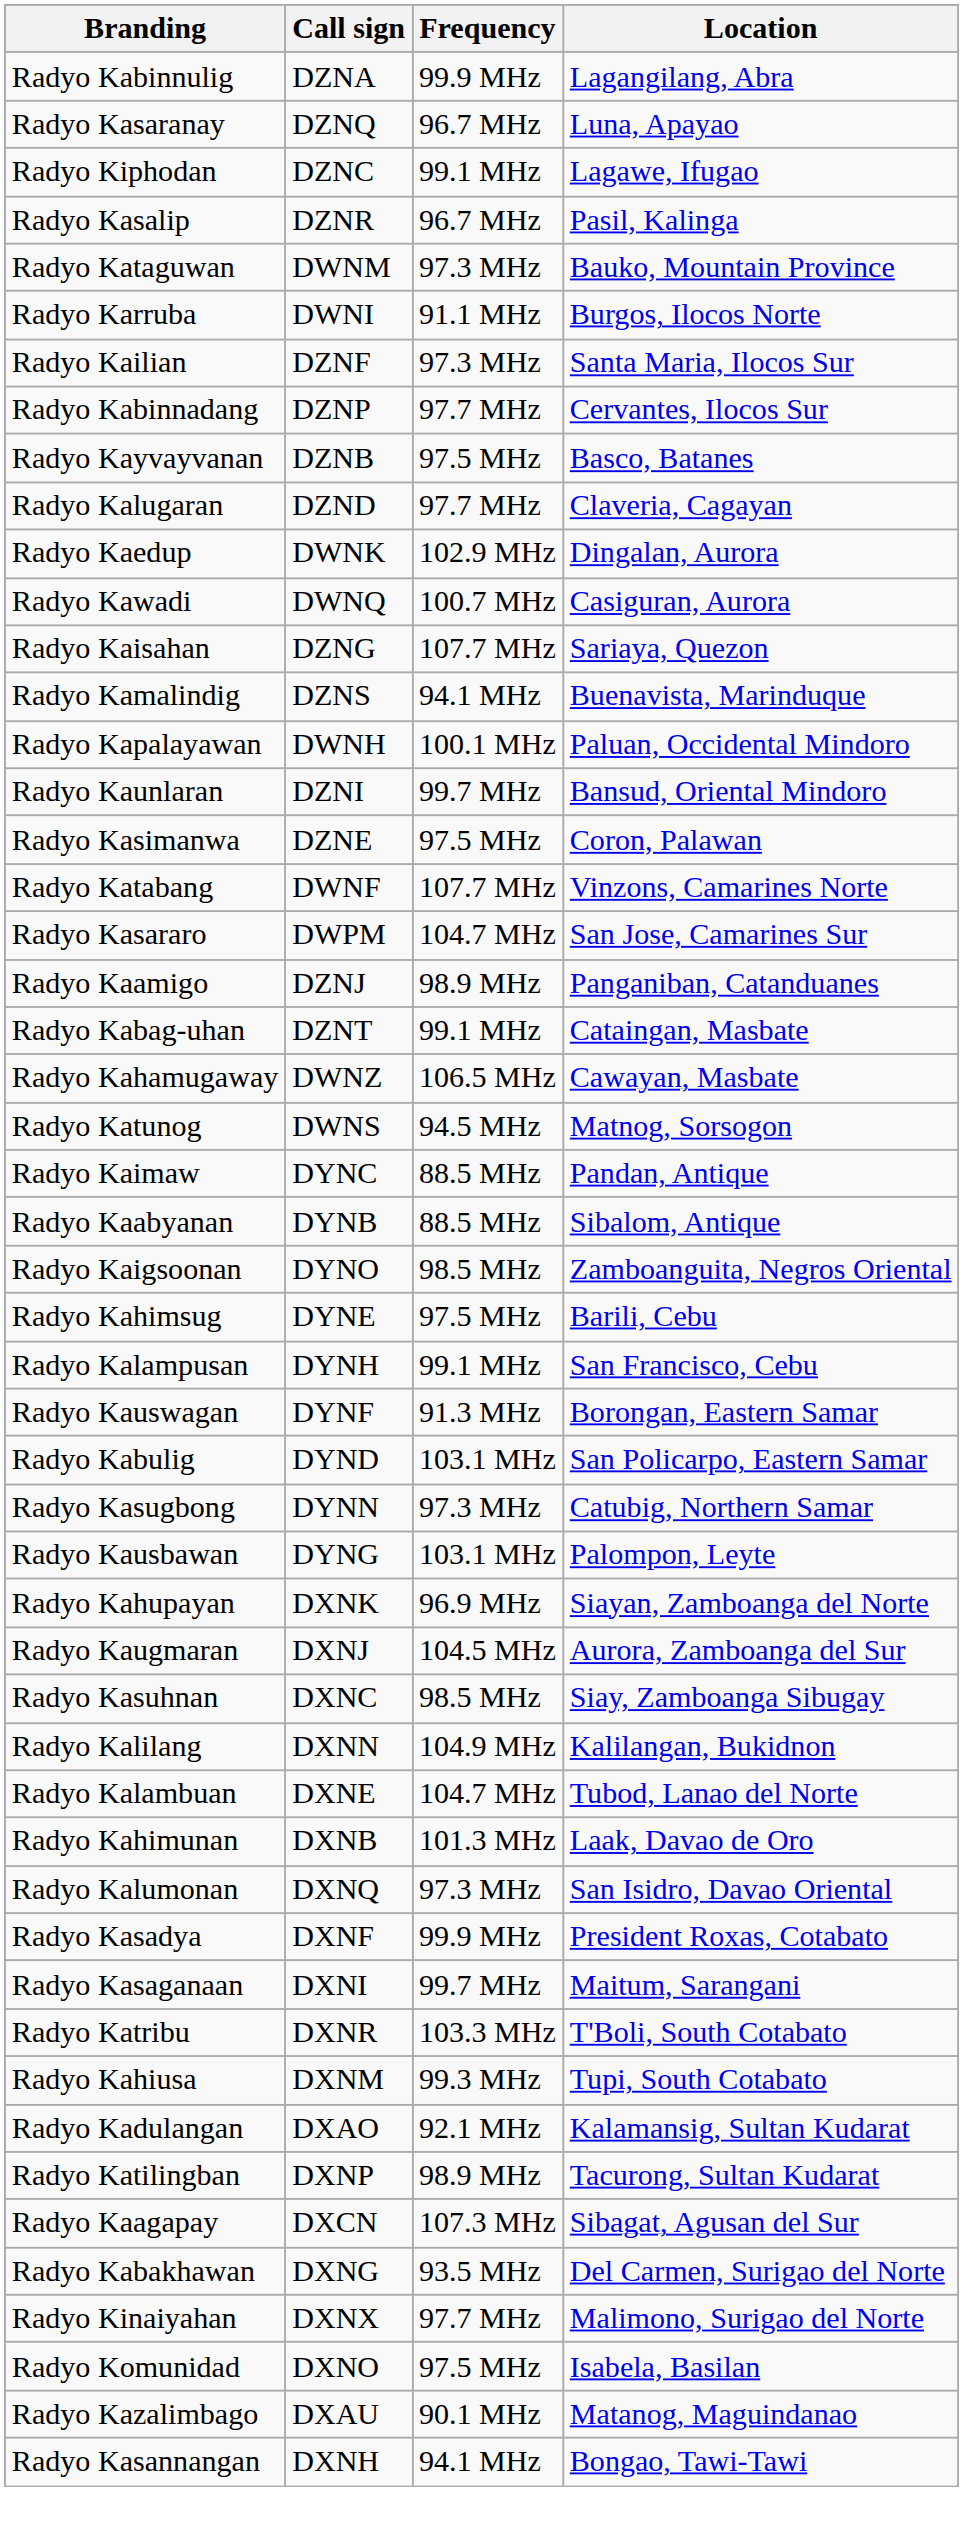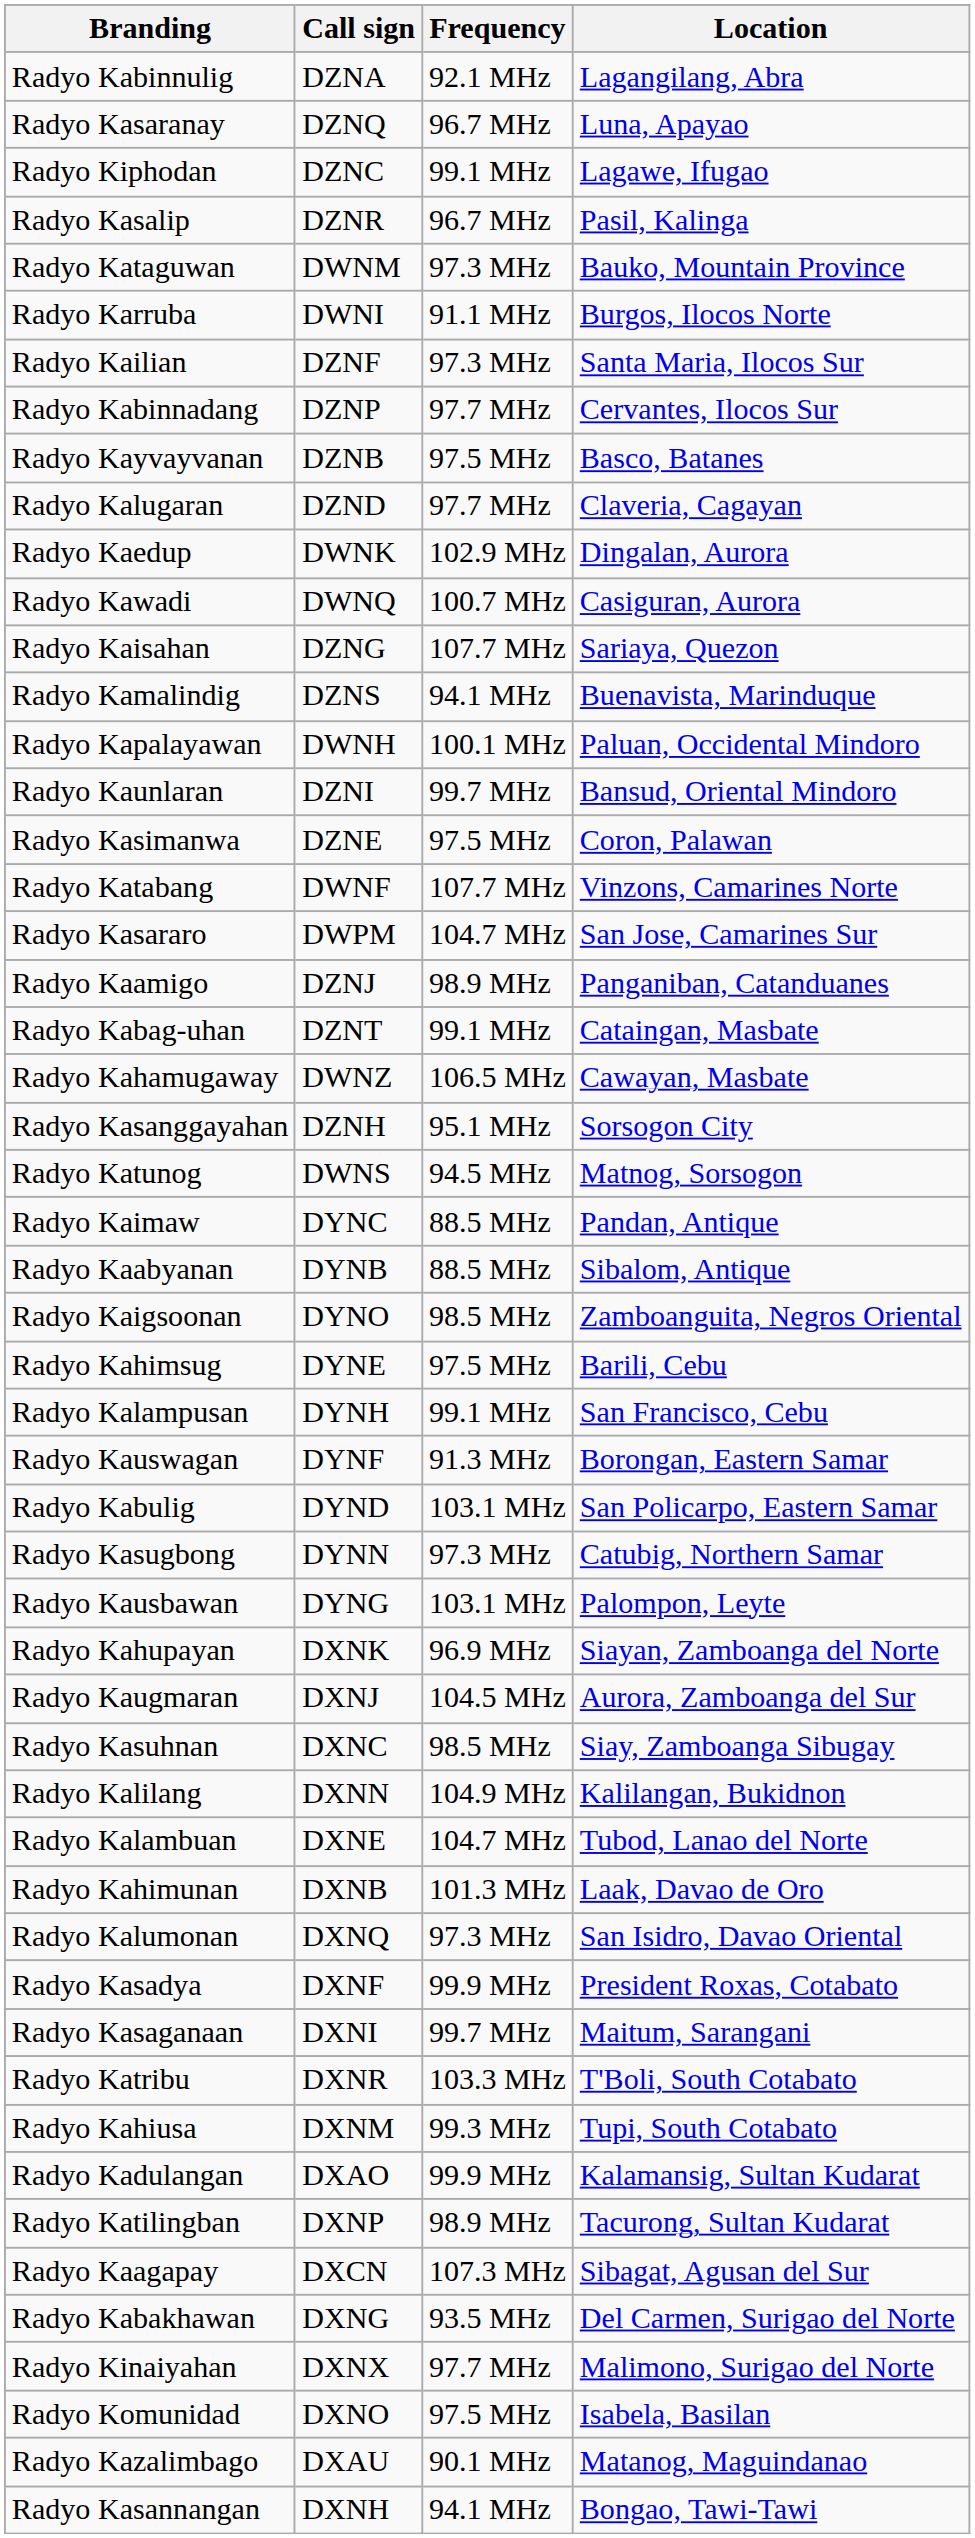(480, 76) 99.9 MHz -> (490, 76) 92.1 MHz
+ row: (150, 1125)
(480, 2127) 92.1 MHz -> (490, 2175) 99.9 MHz
